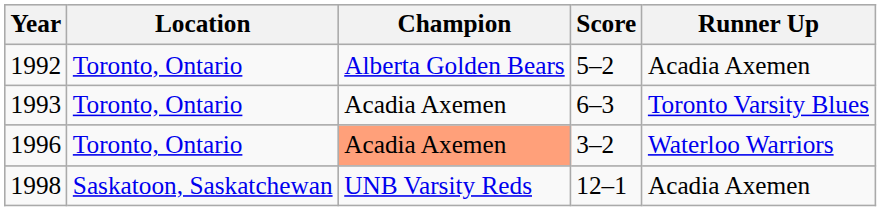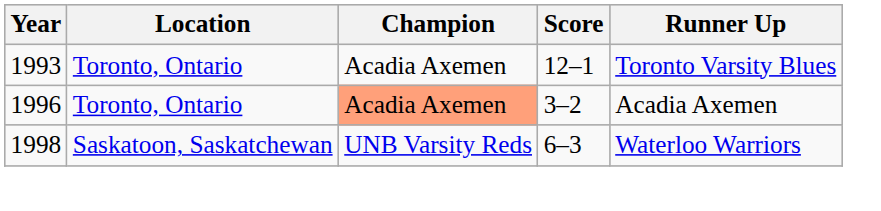- row: (36, 64)
(595, 104) 6–3 -> (569, 64) 12–1
(741, 144) Waterloo Warriors -> (696, 104) Acadia Axemen
(602, 184) 12–1 -> (563, 144) 6–3
(729, 184) Acadia Axemen -> (708, 144) Waterloo Warriors
